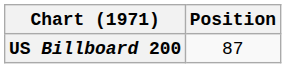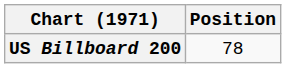(233, 49) 87 -> (233, 49) 78
